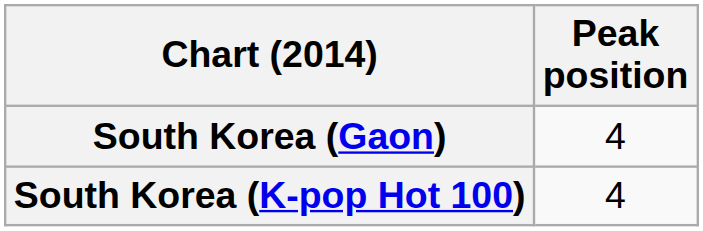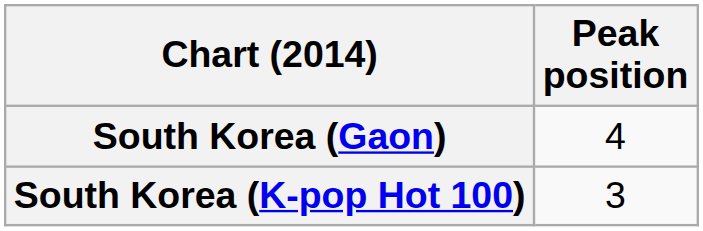(616, 195) 4 -> (616, 195) 3
